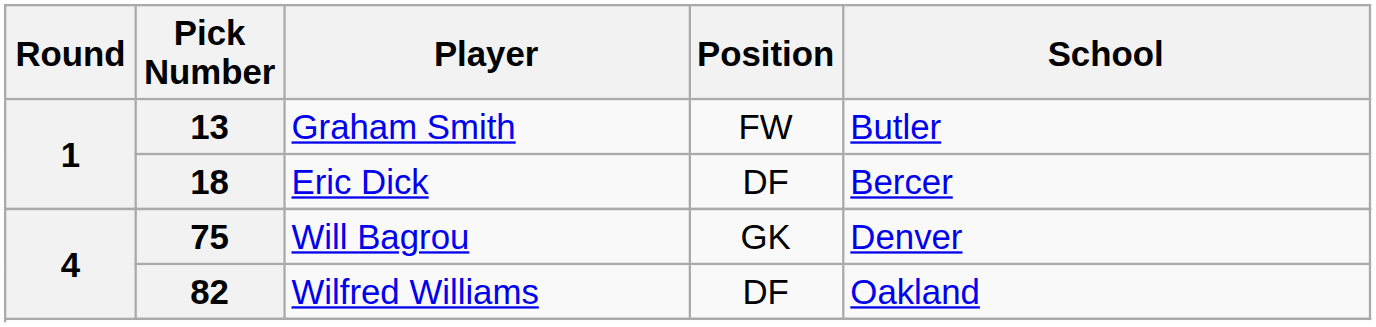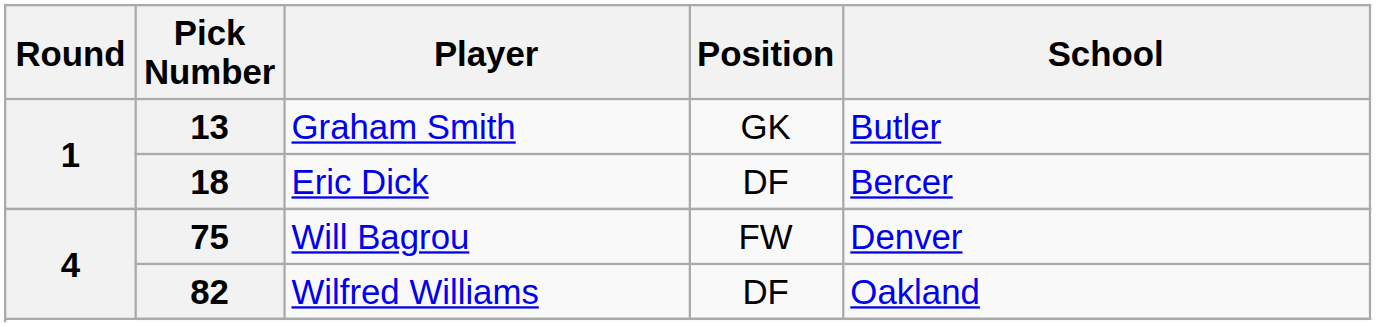(766, 127) FW -> (766, 127) GK
(766, 237) GK -> (766, 237) FW
